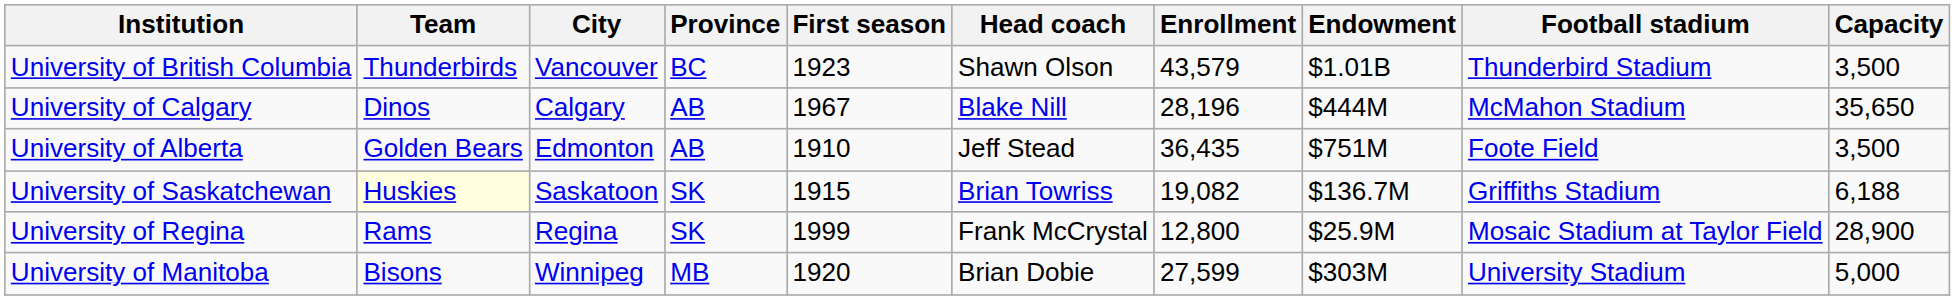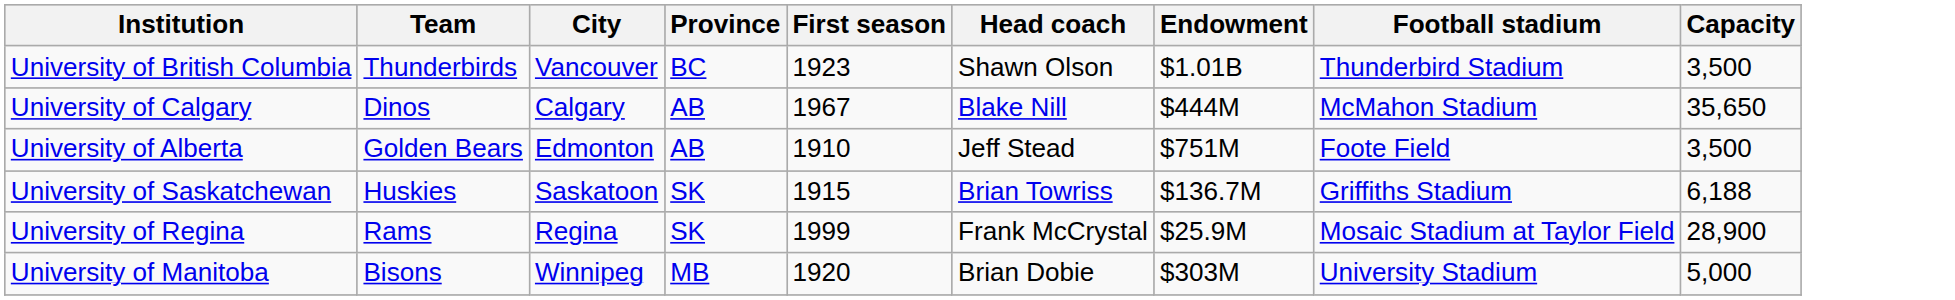- column: (1228, 25)
(410, 190) lightyellow background -> (410, 190) no background
